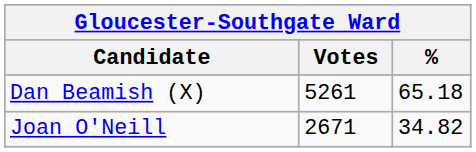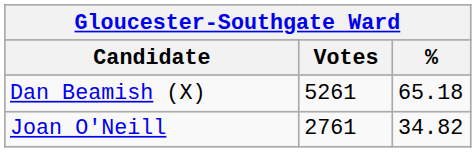(330, 129) 2671 -> (330, 129) 2761
